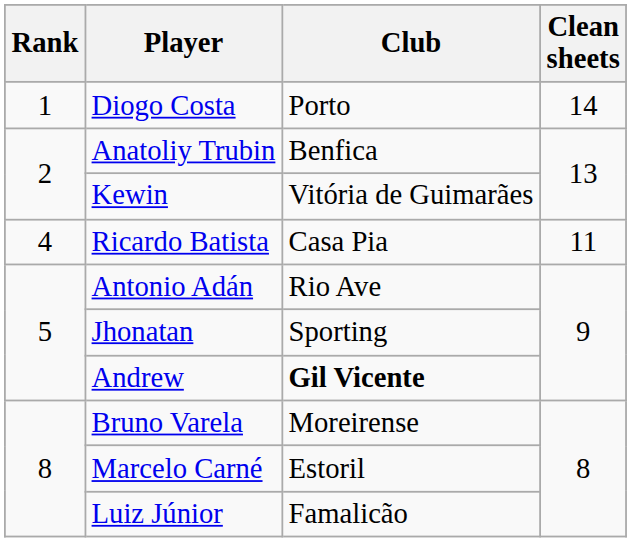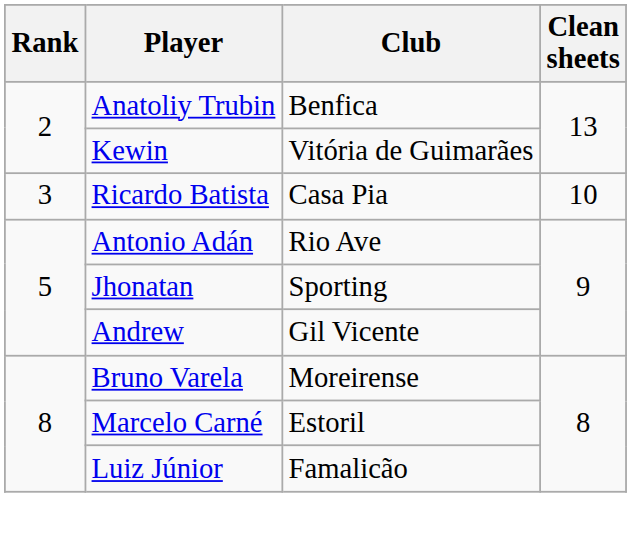- row: (164, 104)
(45, 241) 4 -> (45, 195) 3
(583, 241) 11 -> (583, 195) 10
(357, 377) bold -> (354, 331) normal
